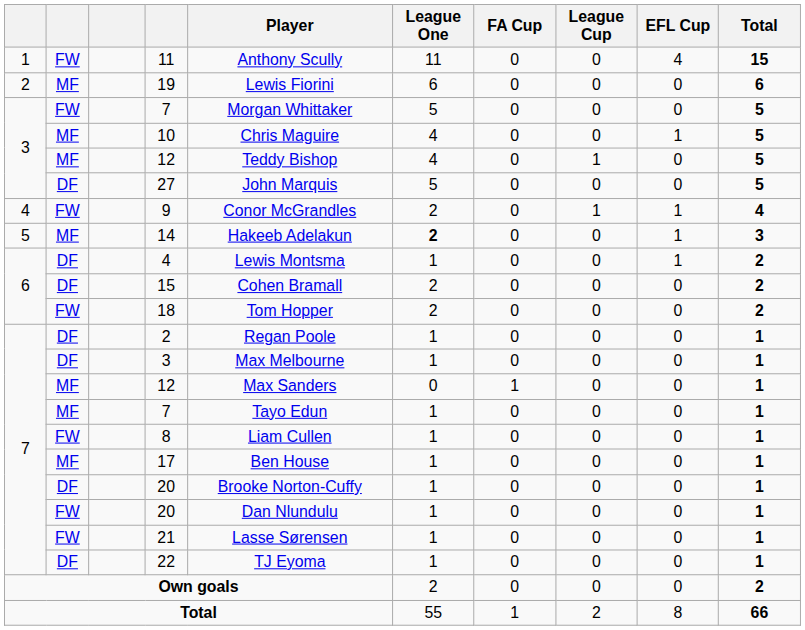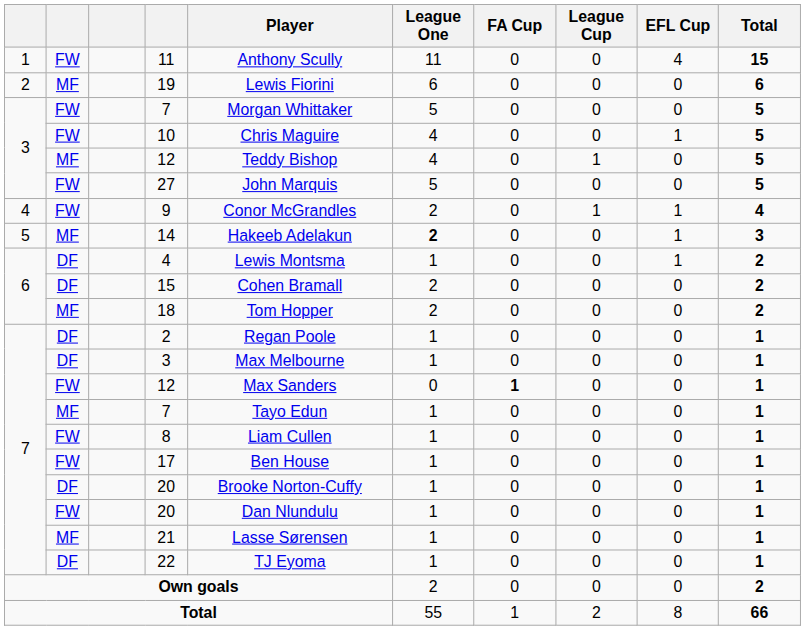(67, 135) MF -> (67, 135) FW
(67, 185) DF -> (67, 185) FW
(67, 311) FW -> (67, 311) MF
(67, 386) MF -> (67, 386) FW
(515, 386) normal -> (515, 386) bold
(67, 461) MF -> (67, 461) FW
(67, 537) FW -> (67, 537) MF
